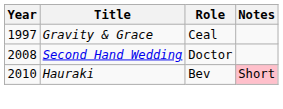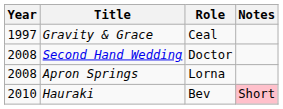+ row: (90, 74)
